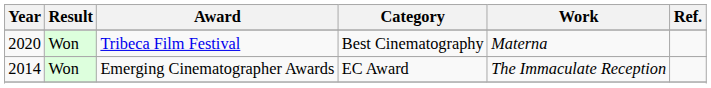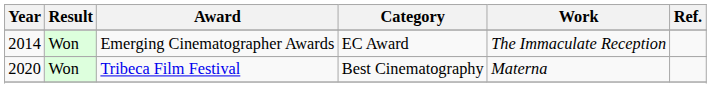rows swapped: (217, 69) <-> (170, 43)
